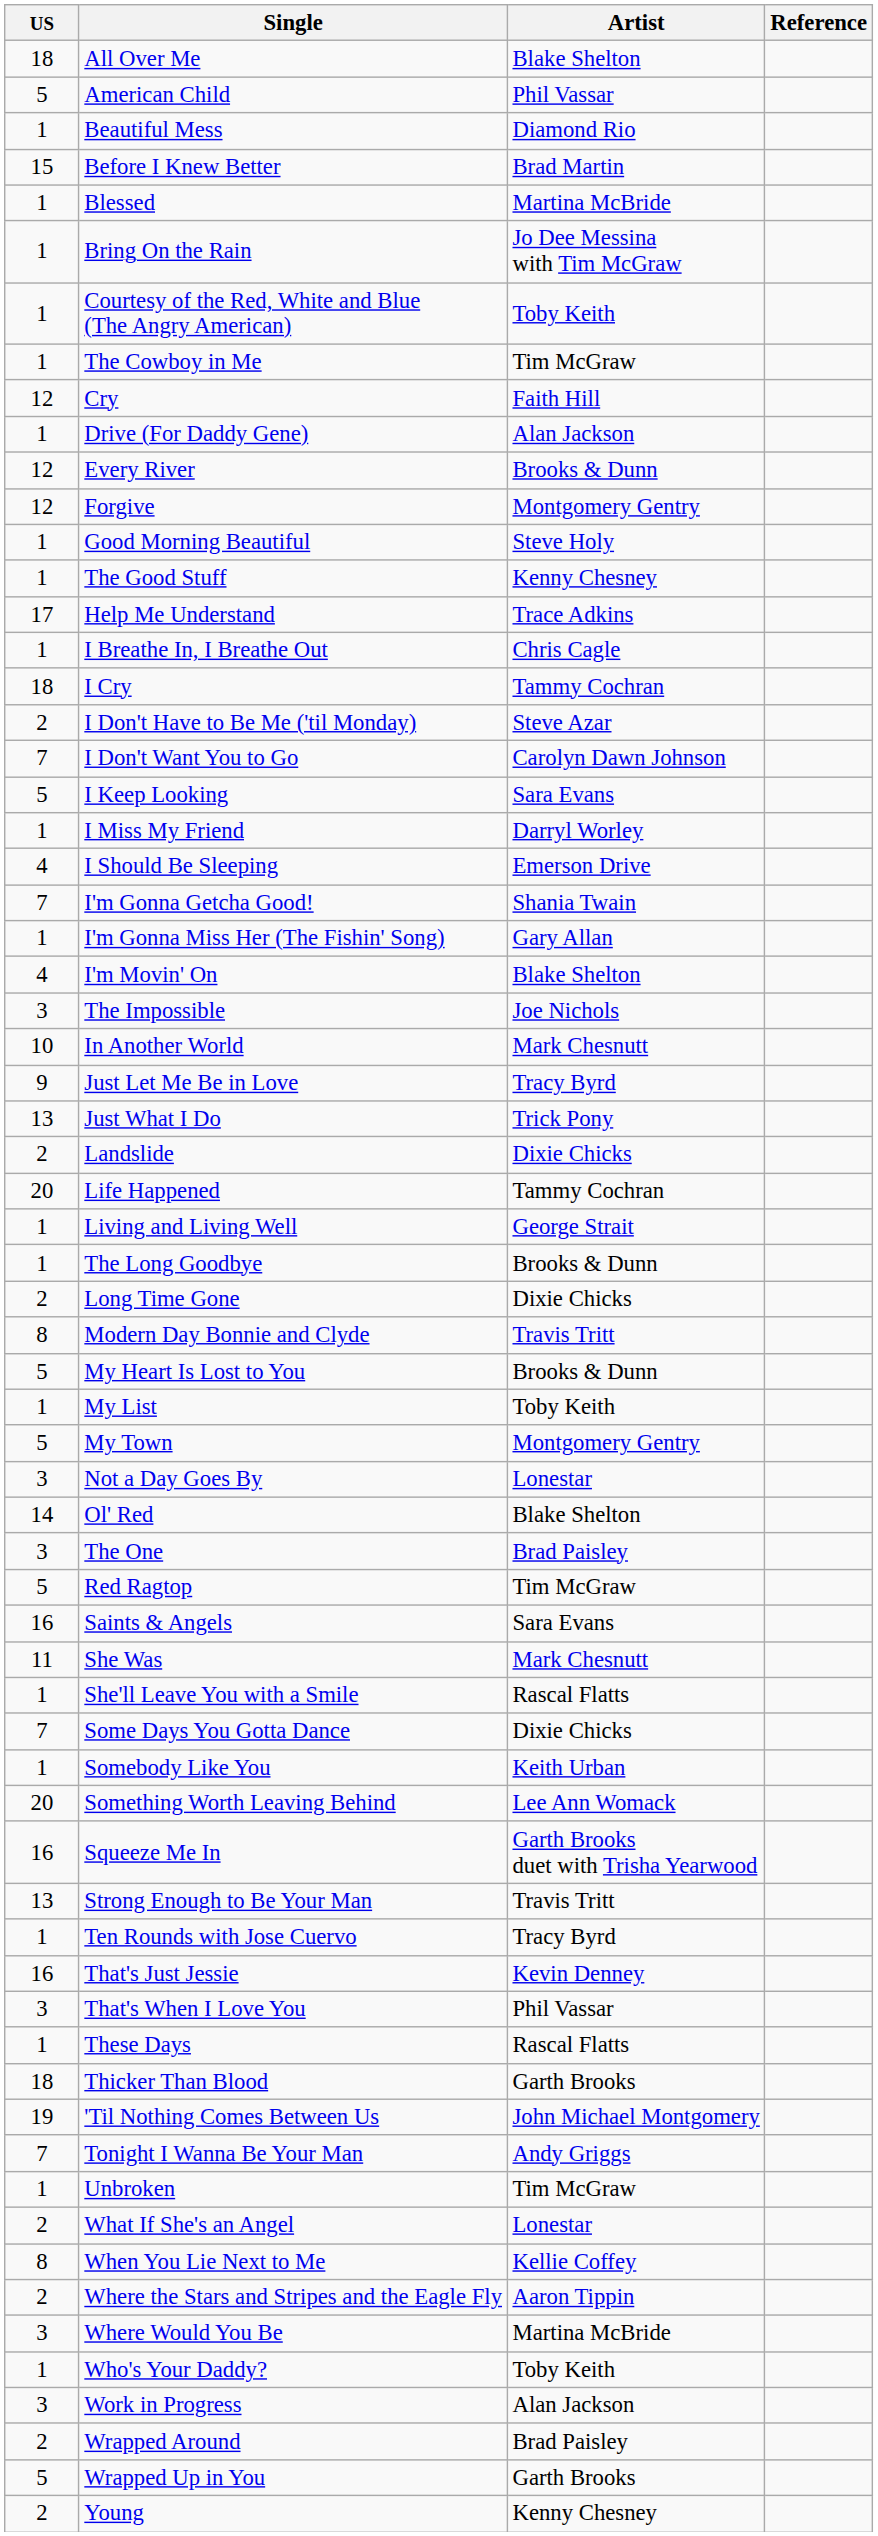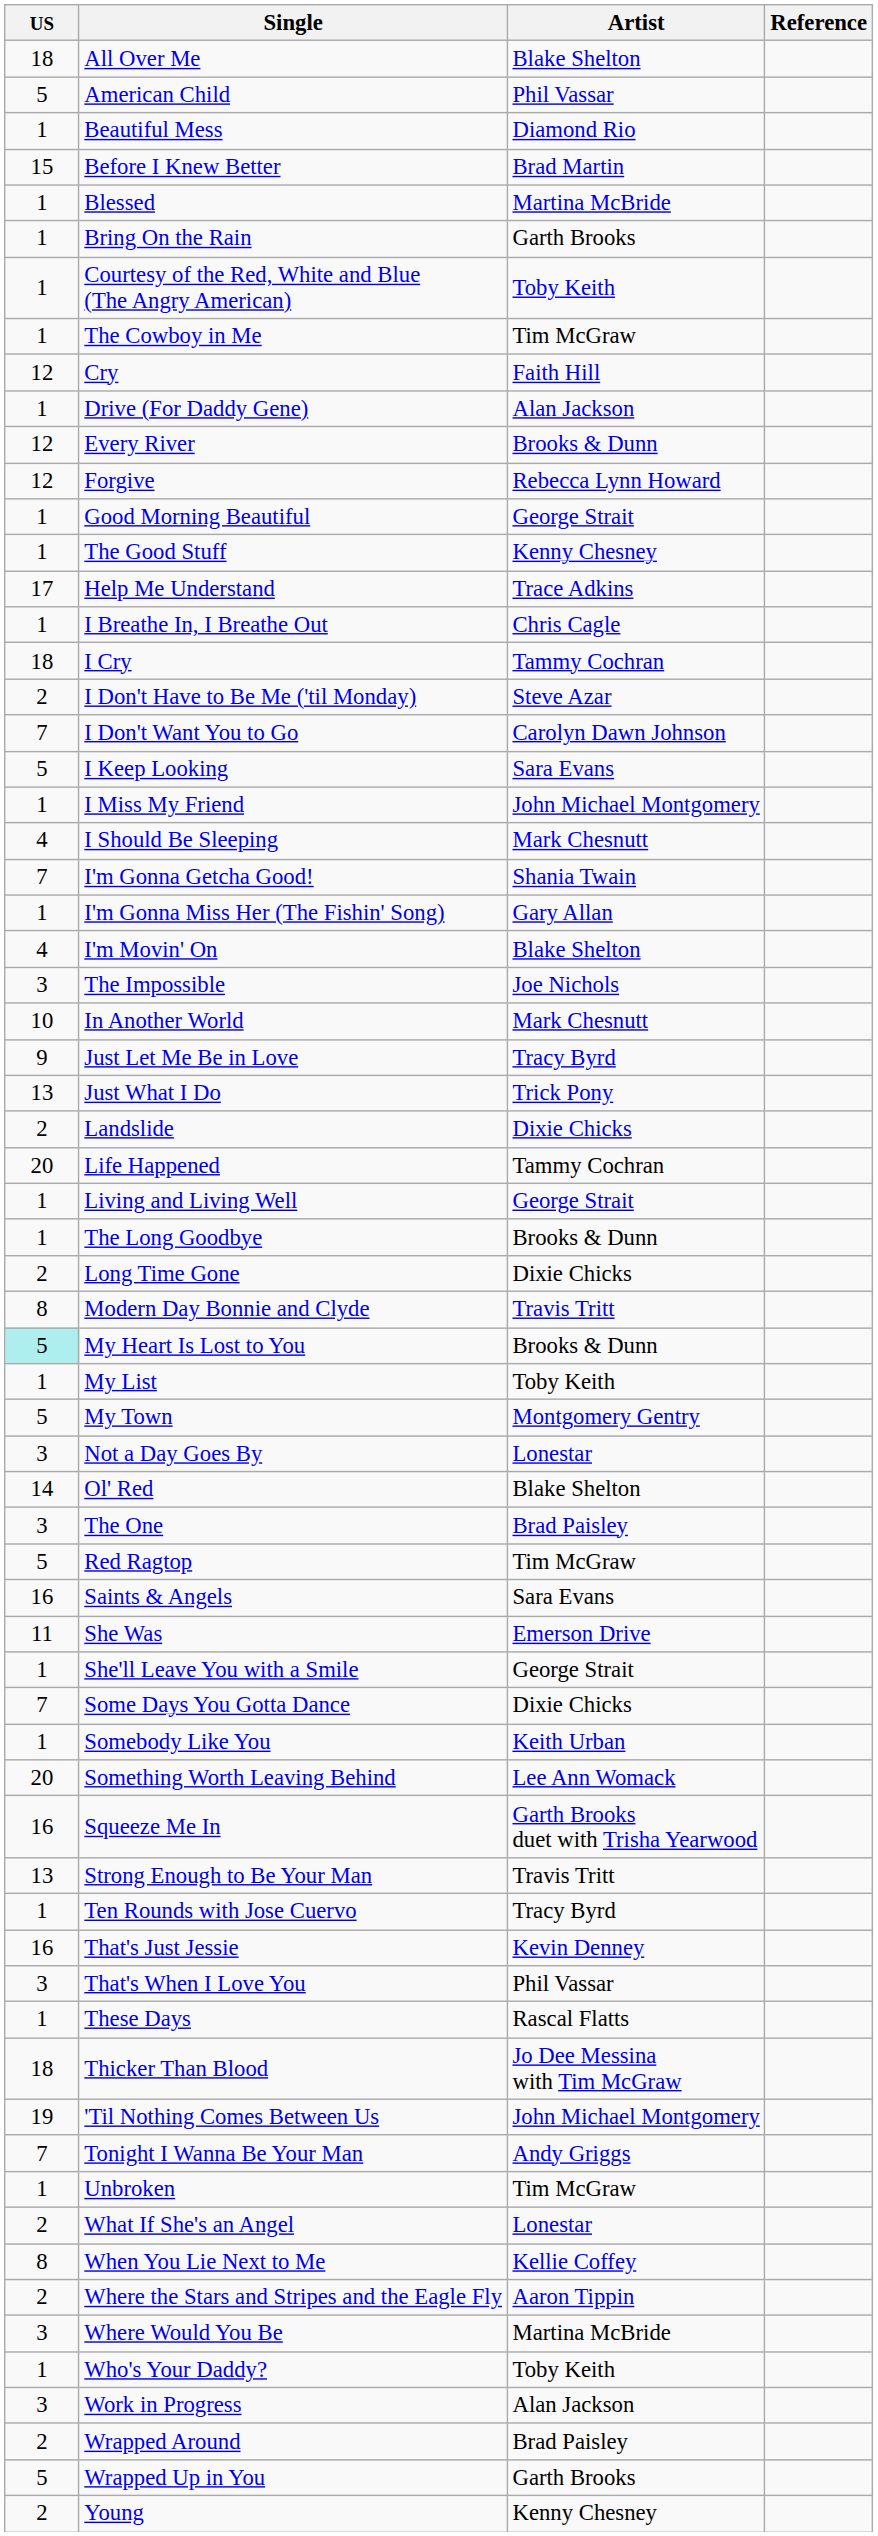(597, 251) Jo Dee Messina with Tim McGraw -> (574, 238) Garth Brooks
(606, 506) Montgomery Gentry -> (617, 480) Rebecca Lynn Howard
(563, 542) Steve Holy -> (573, 516) George Strait
(578, 830) Darryl Worley -> (636, 804) John Michael Montgomery
(582, 866) Emerson Drive -> (580, 840) Mark Chesnutt
(42, 1370) no background -> (42, 1345) paleturquoise background
(580, 1659) Mark Chesnutt -> (582, 1633) Emerson Drive
(571, 1695) Rascal Flatts -> (573, 1669) George Strait
(574, 2080) Garth Brooks -> (597, 2068) Jo Dee Messina with Tim McGraw
